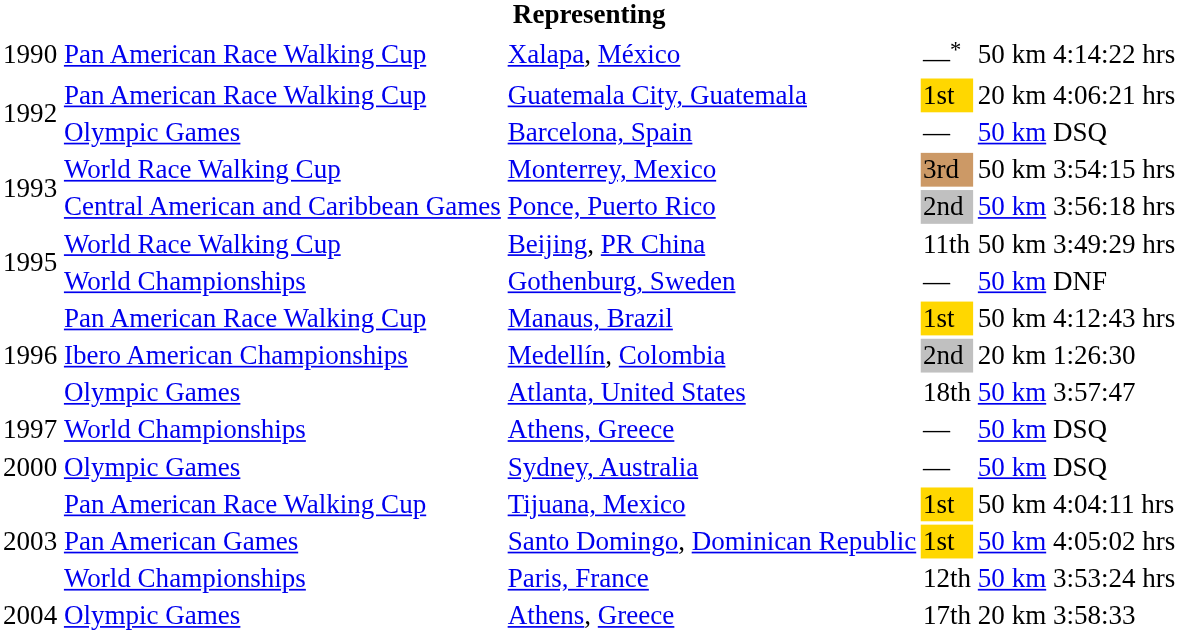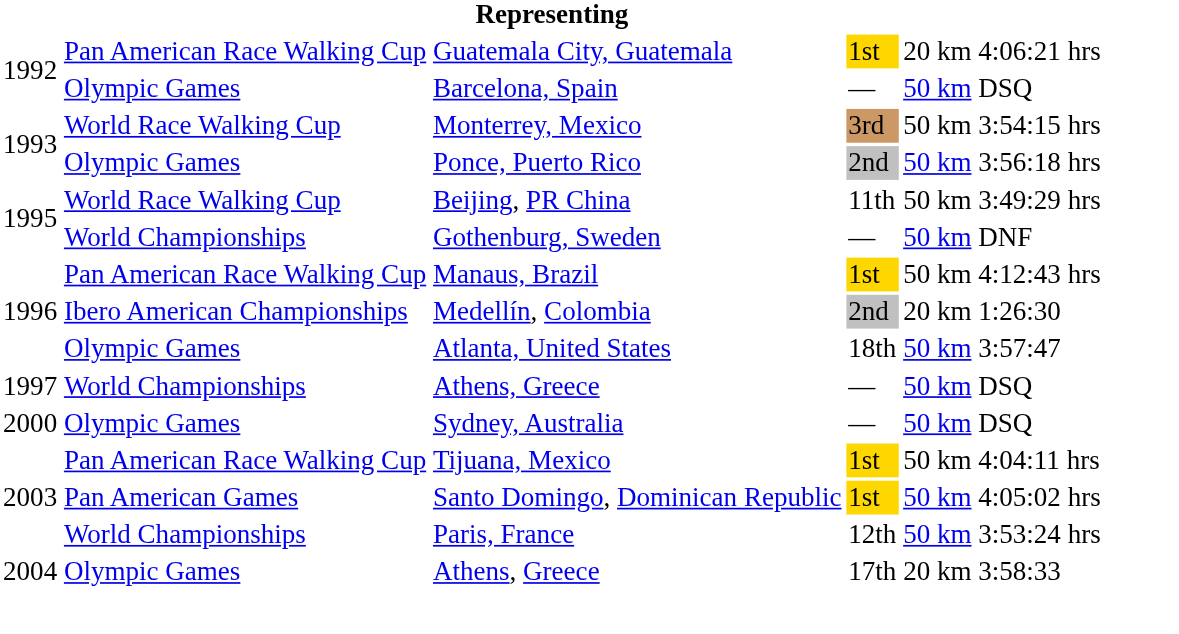- row: (30, 54)
(282, 207) Central American and Caribbean Games -> (152, 162) Olympic Games
